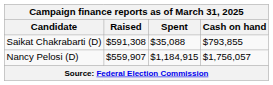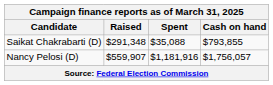(126, 42) $591,308 -> (126, 42) $291,348
(174, 57) $1,184,915 -> (174, 57) $1,181,916
